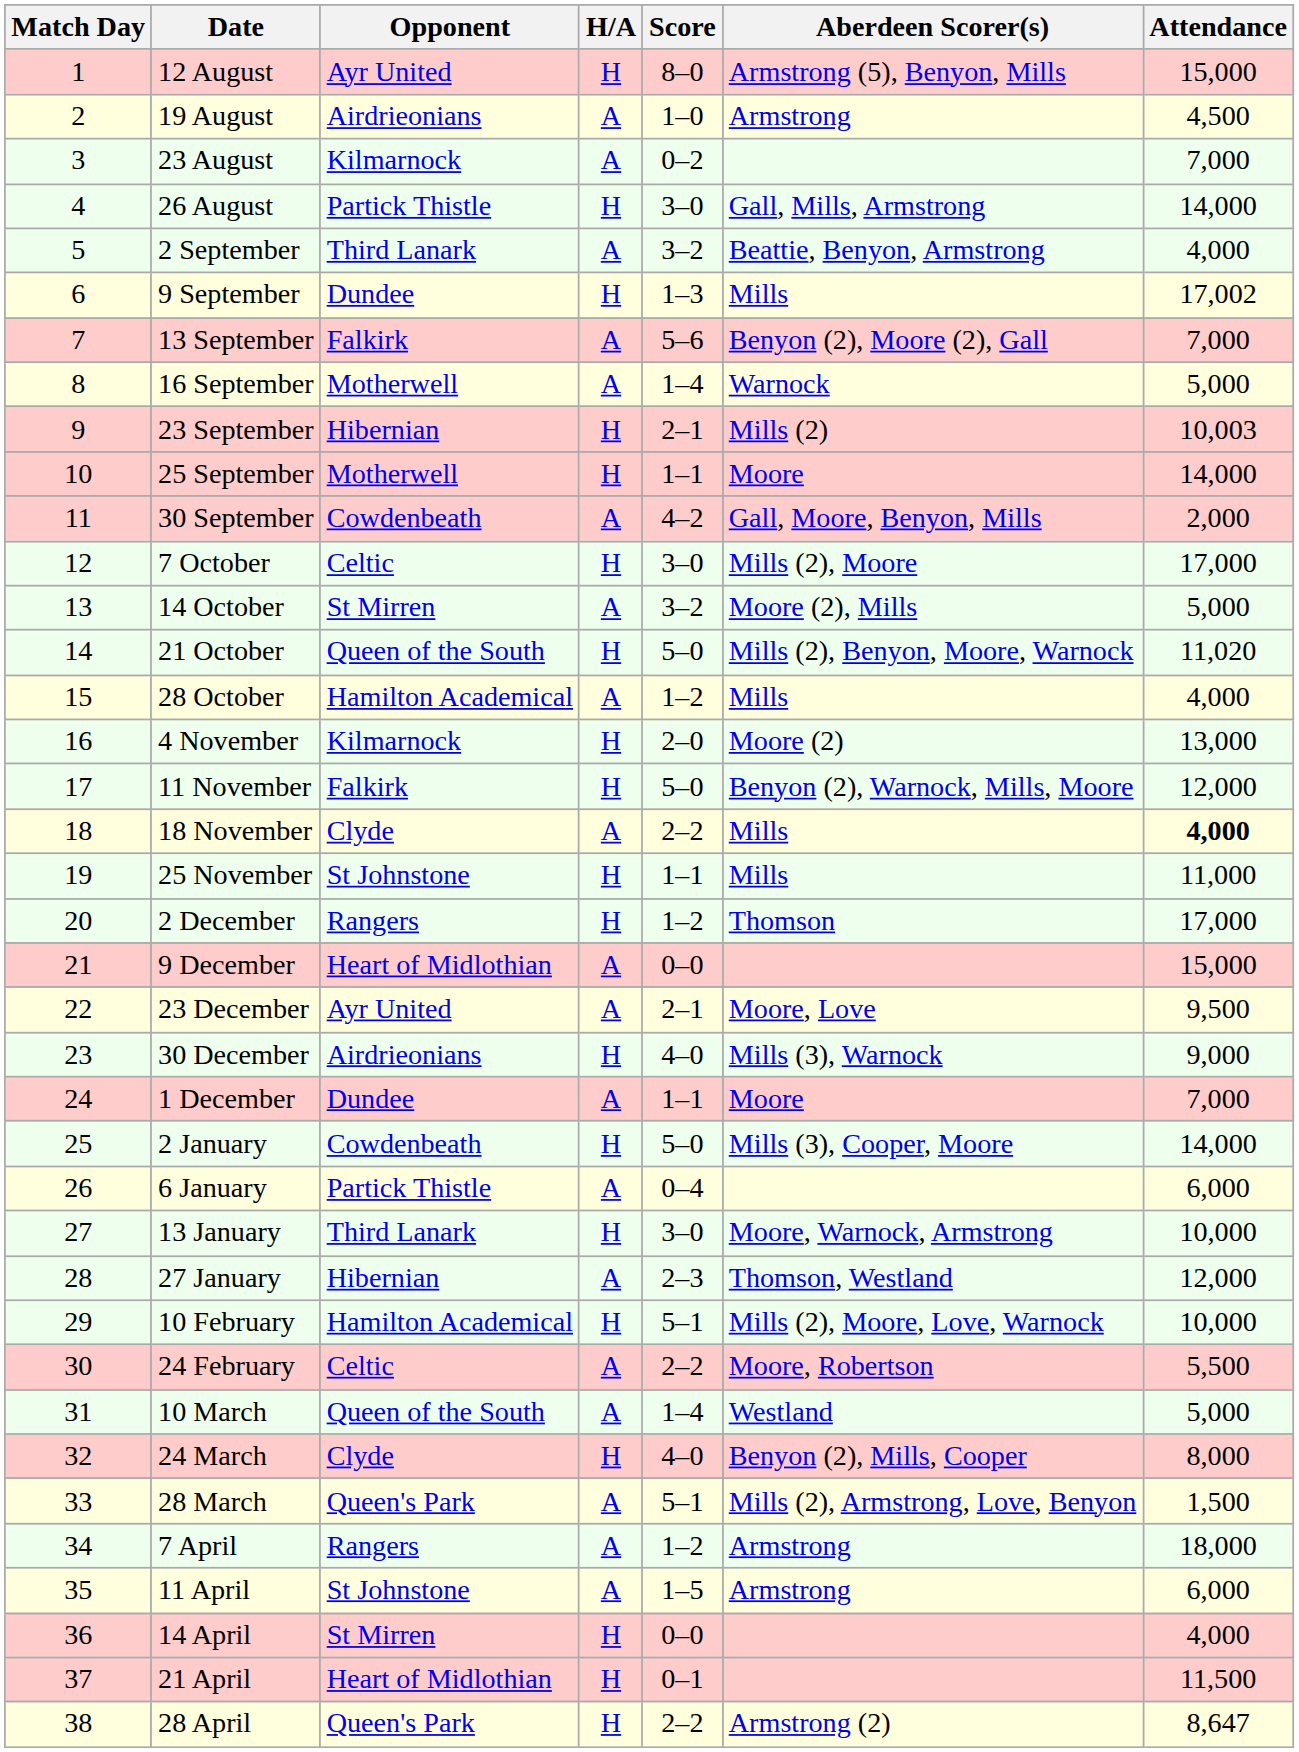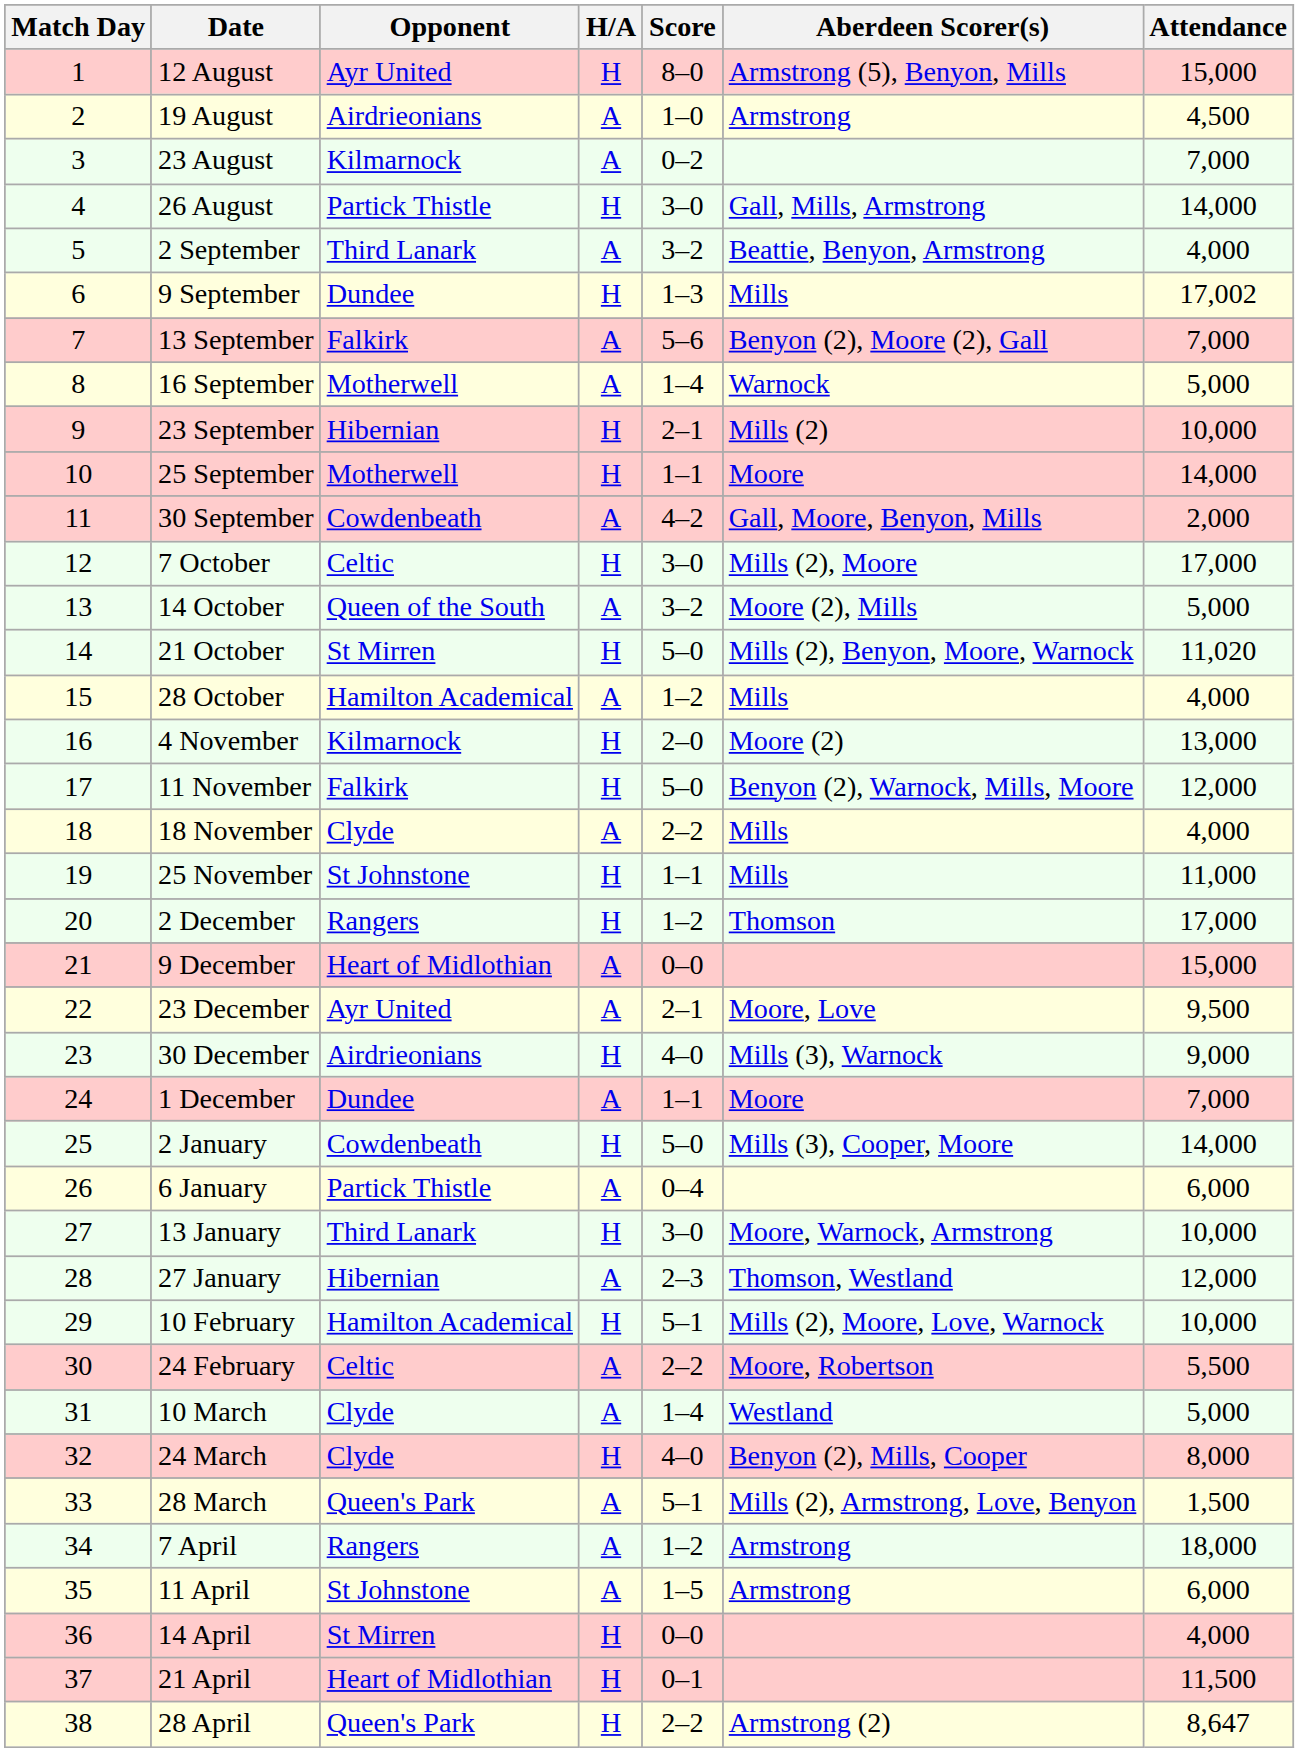(1218, 428) 10,003 -> (1218, 428) 10,000
(381, 607) St Mirren -> (436, 607) Queen of the South
(436, 652) Queen of the South -> (381, 652) St Mirren
(1218, 830) bold -> (1218, 830) normal
(436, 1411) Queen of the South -> (360, 1411) Clyde
